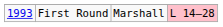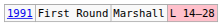(20, 13) 1993 -> (20, 13) 1991
